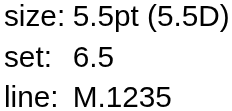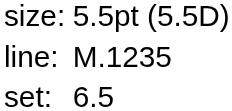rows swapped: (28, 56) <-> (31, 97)
